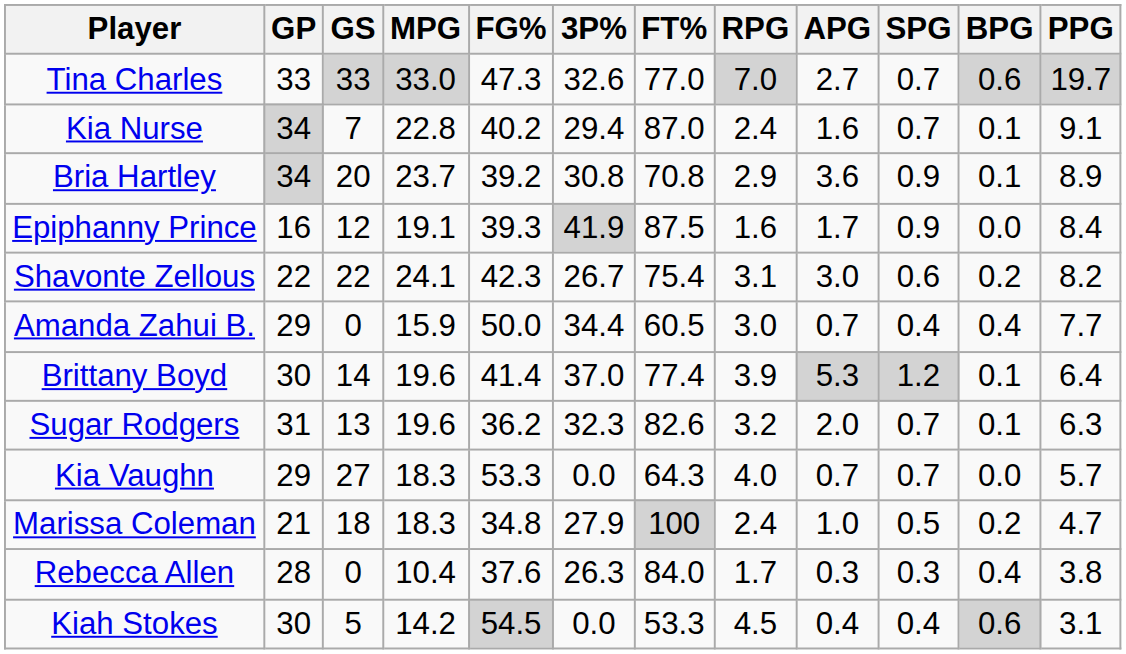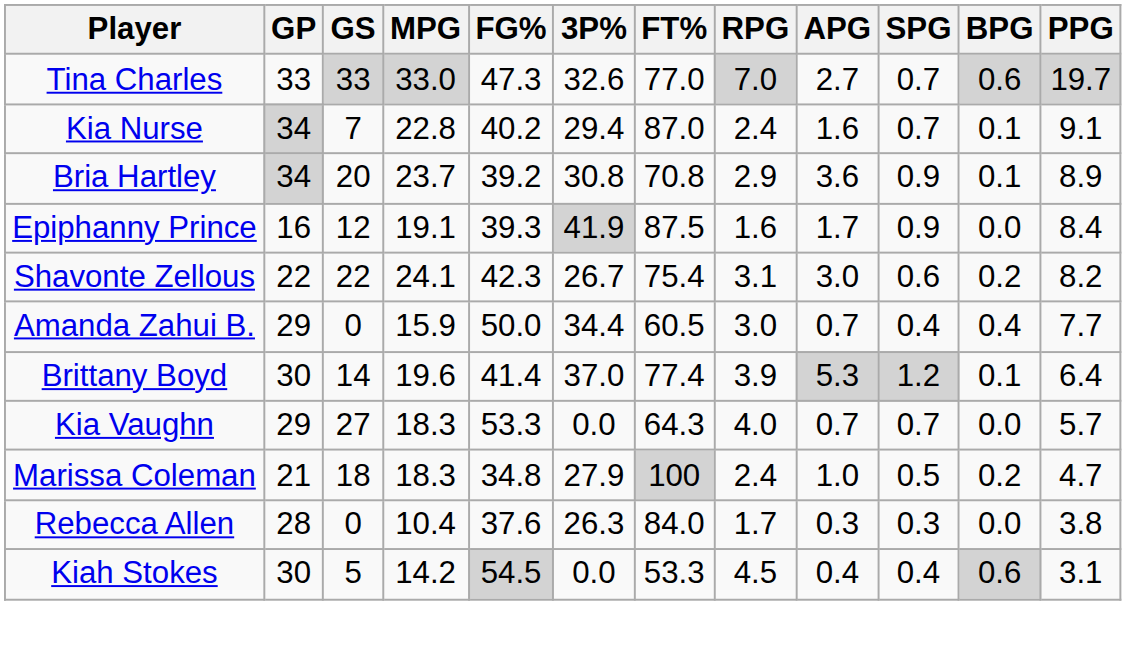- row: (134, 425)
(1000, 573) 0.4 -> (1000, 524) 0.0
